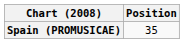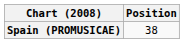(151, 30) 35 -> (151, 30) 38
